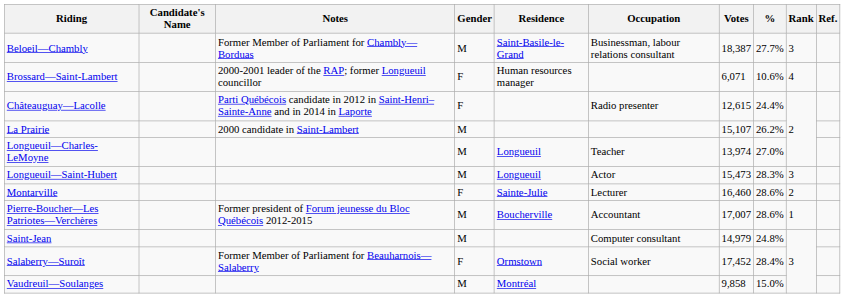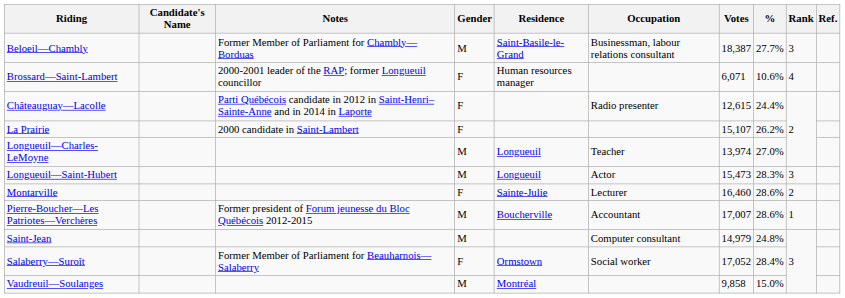(462, 129) M -> (460, 129) F
(736, 261) 17,452 -> (736, 261) 17,052
